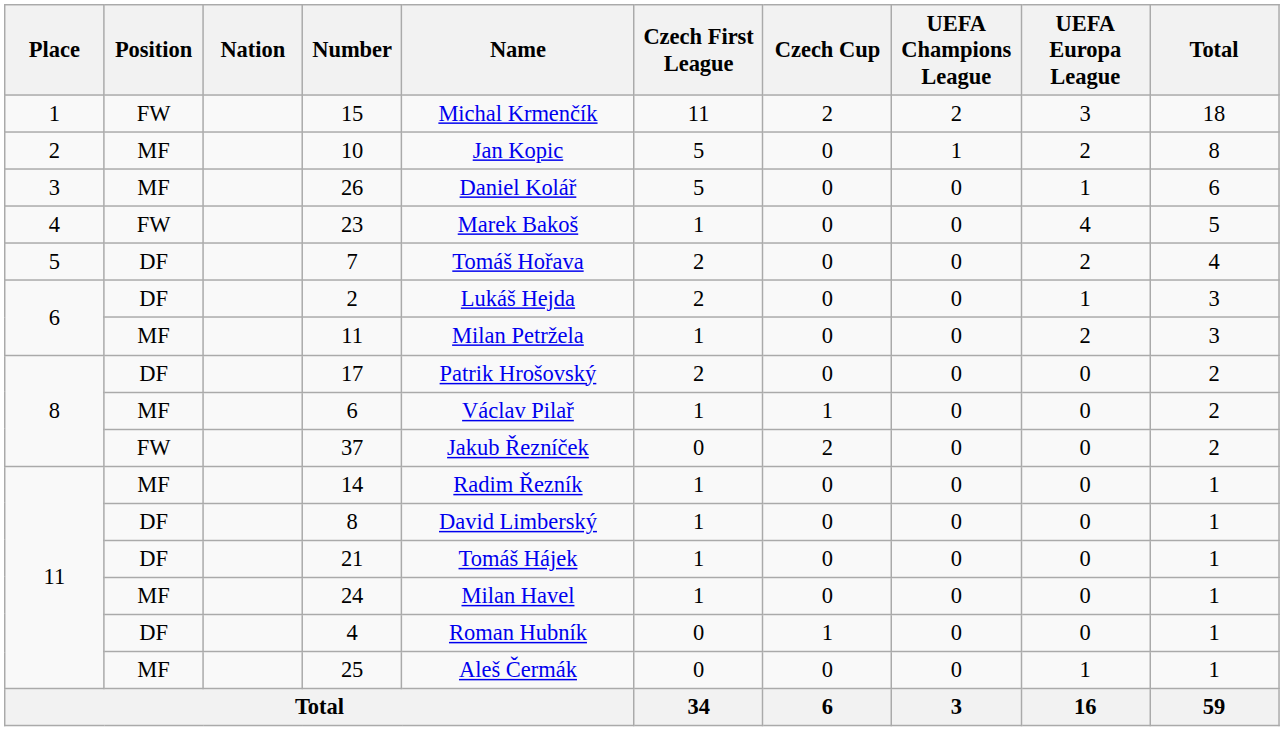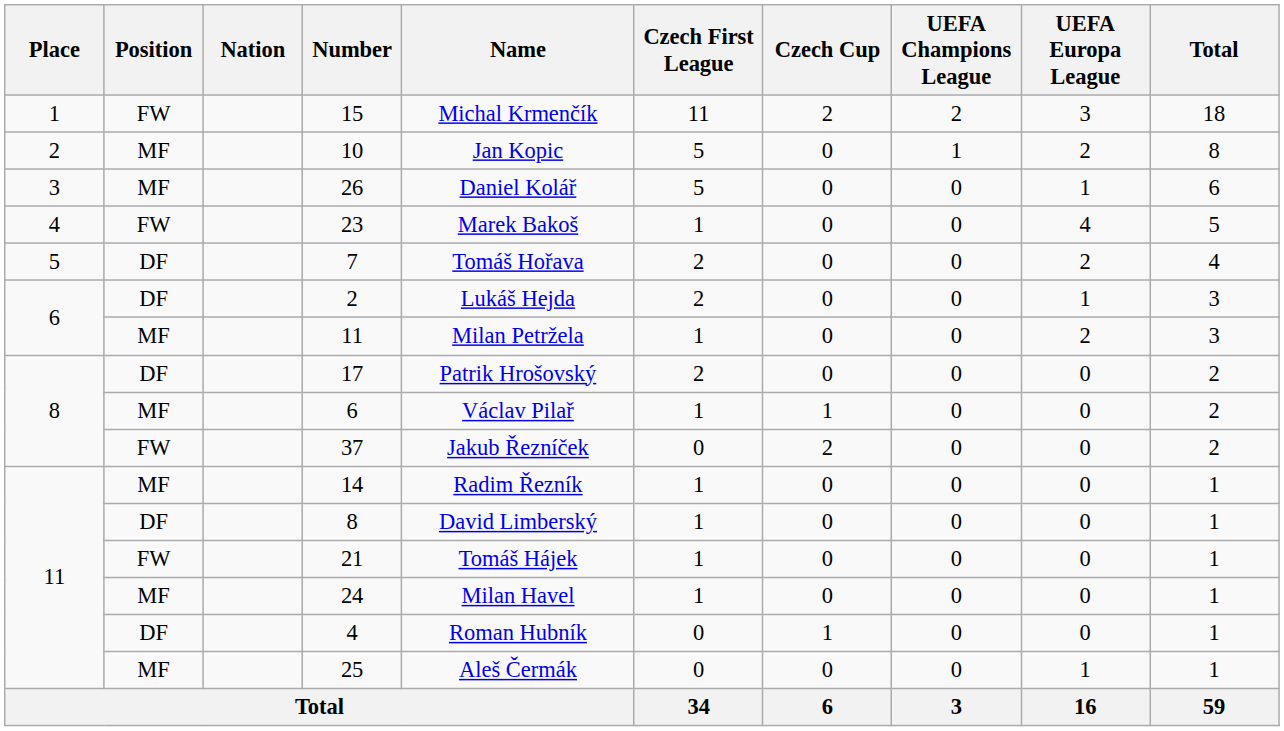(154, 558) DF -> (154, 558) FW
